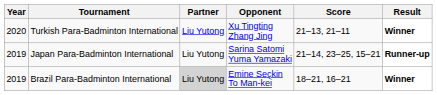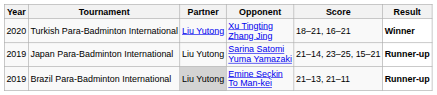(323, 31) 21–13, 21–11 -> (323, 31) 18–21, 16–21
(323, 79) 18–21, 16–21 -> (323, 79) 21–13, 21–11
(400, 79) Winner -> (407, 79) Runner-up
